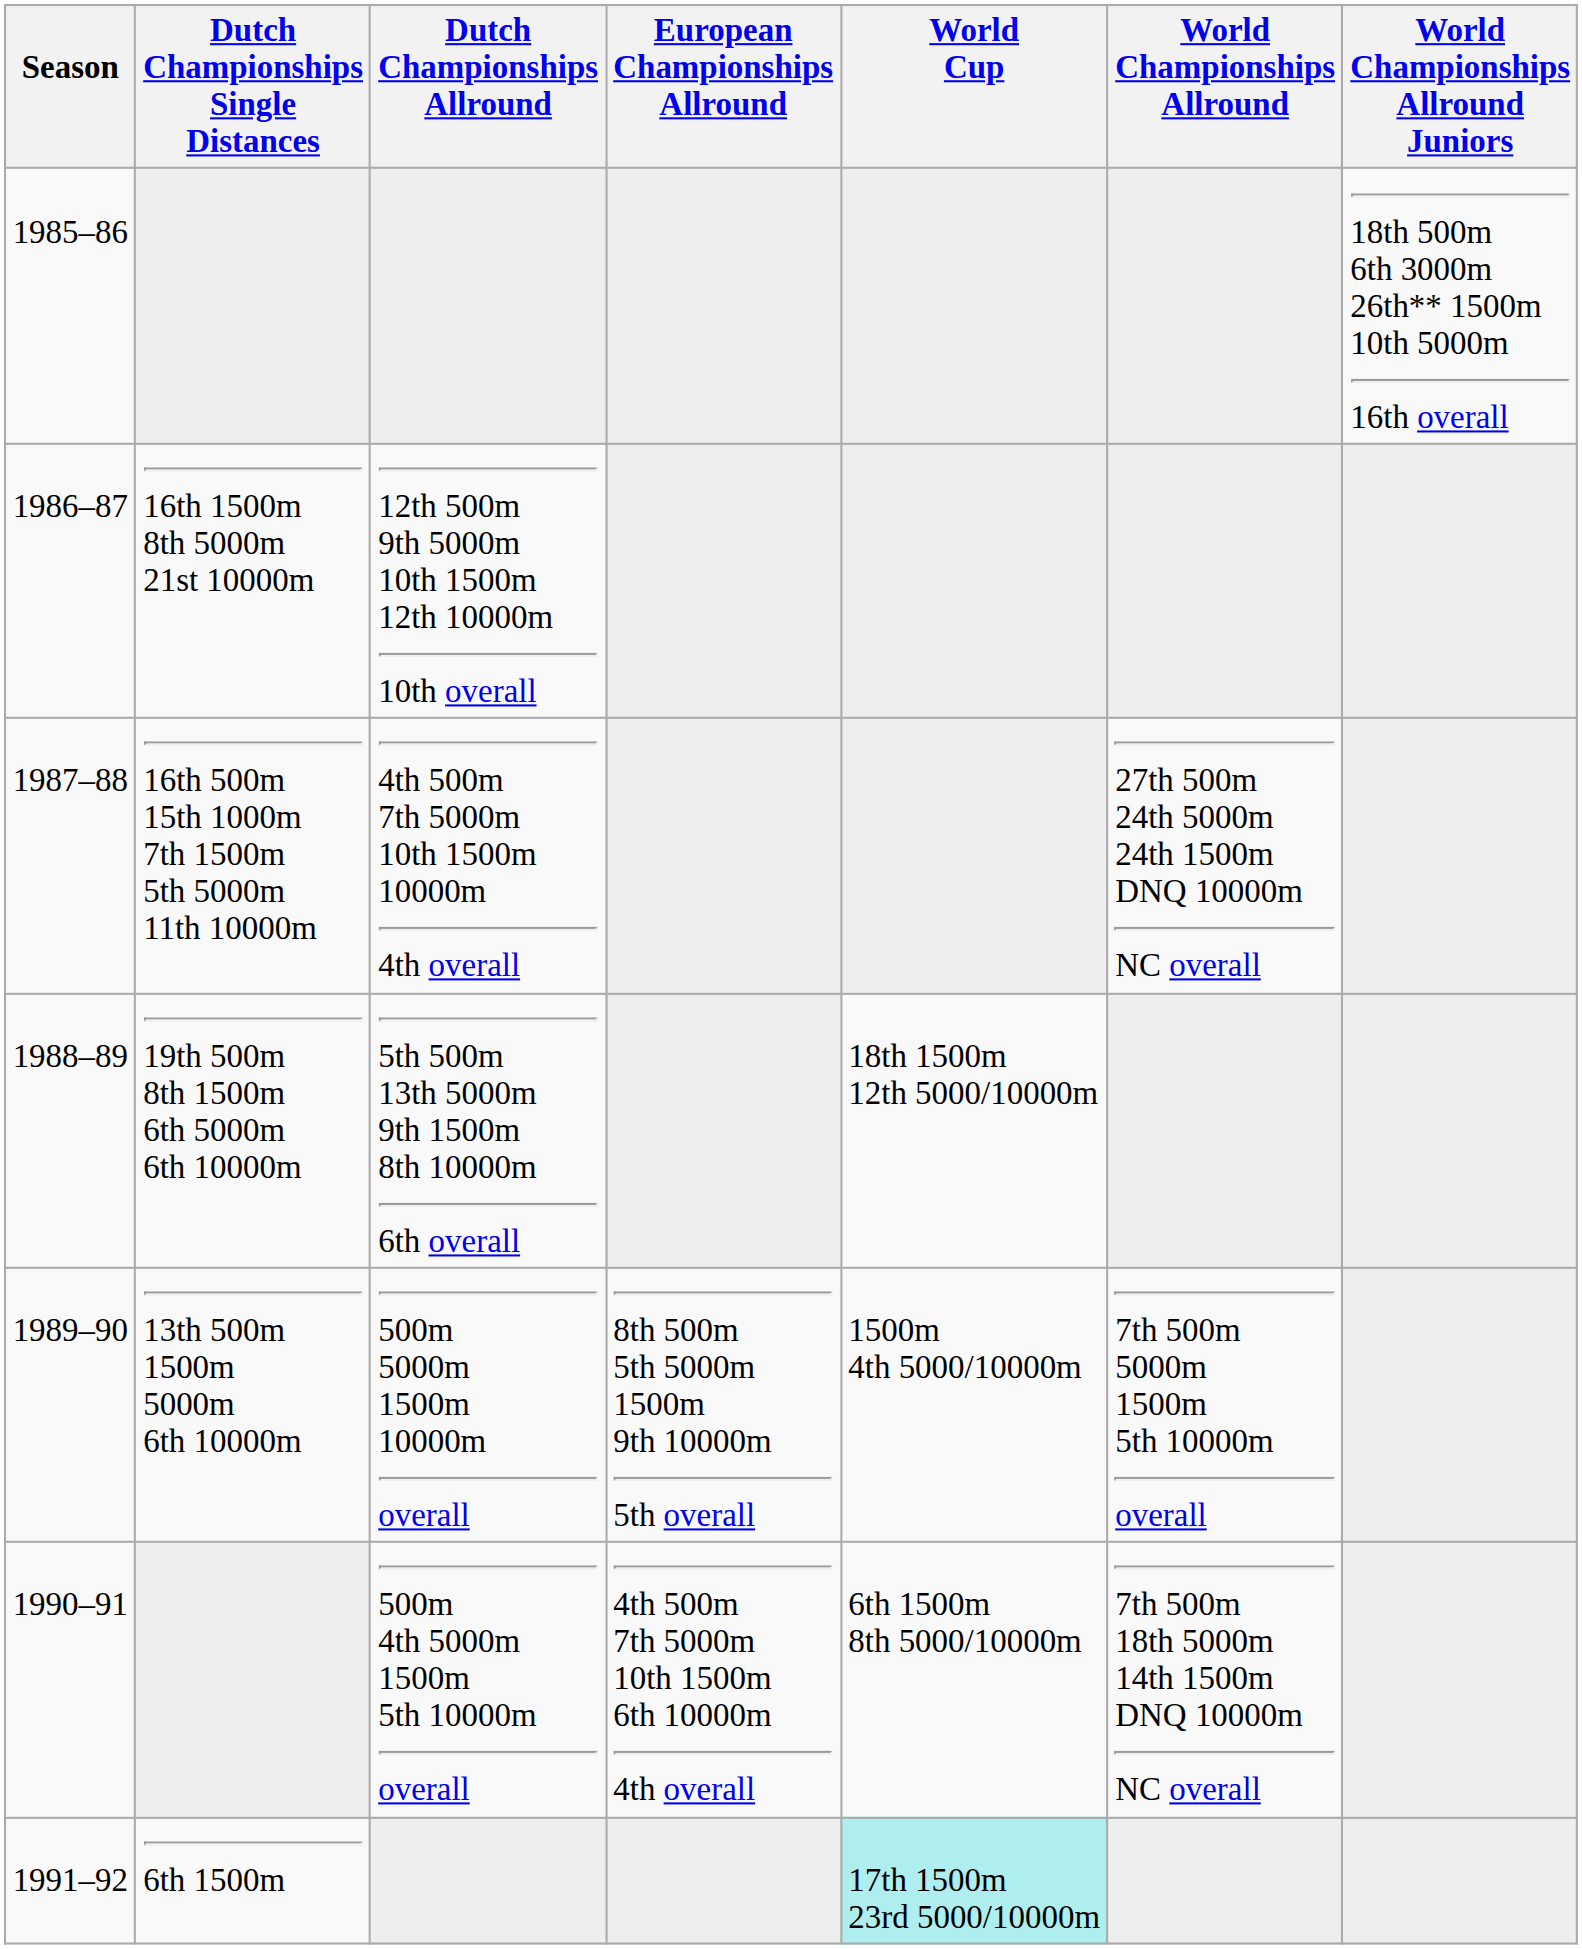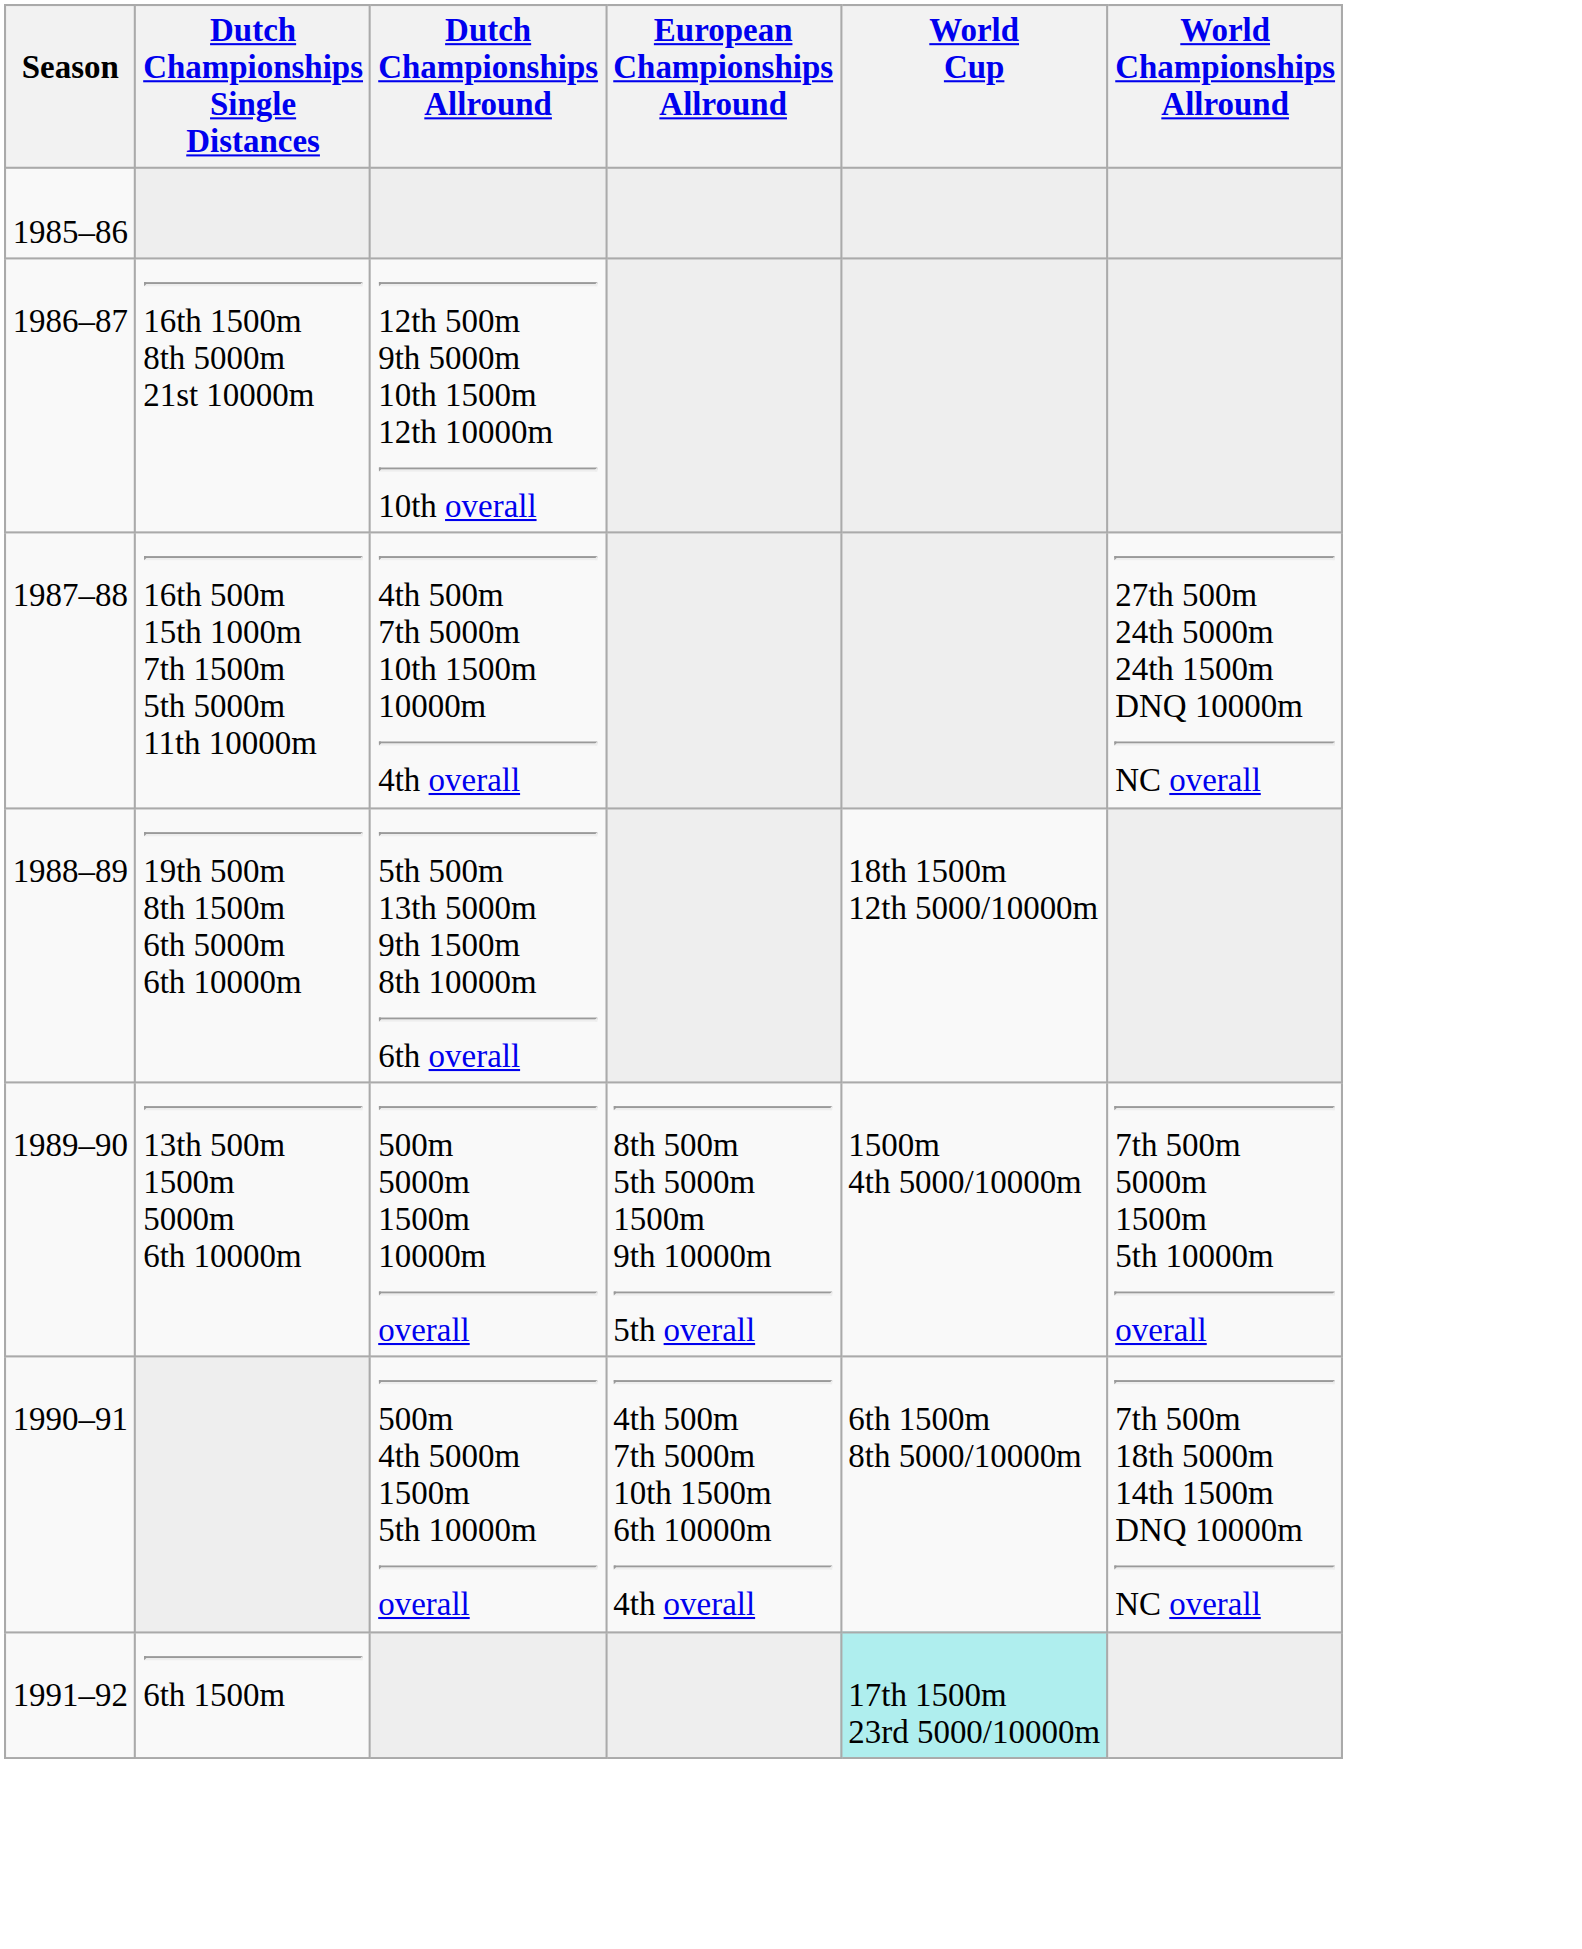- column: (1460, 86)
